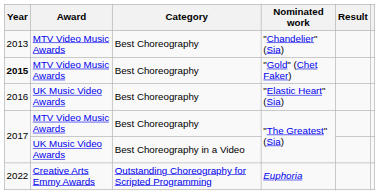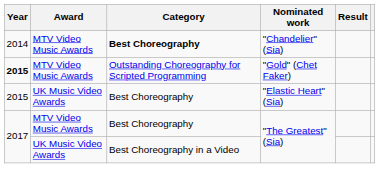(17, 44) 2013 -> (17, 44) 2014
(157, 44) normal -> (154, 44) bold
(157, 70) Best Choreography -> (175, 70) Outstanding Choreography for Scripted Programming
(17, 97) 2016 -> (17, 97) 2015
- row: (64, 176)
